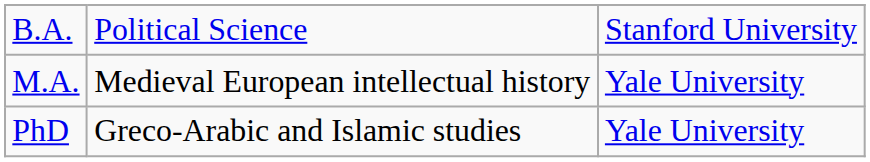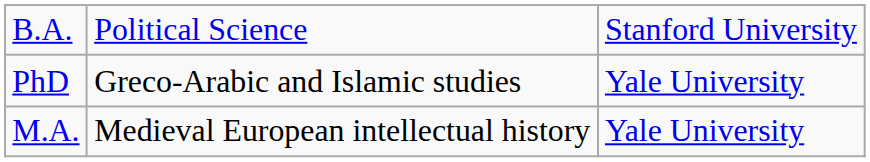rows swapped: (46, 80) <-> (41, 130)
